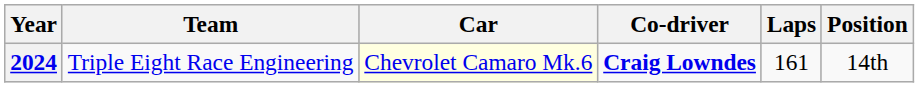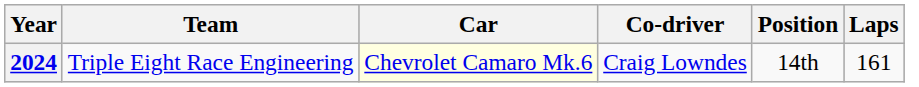columns swapped: (867, 23) <-> (792, 23)
(680, 62) bold -> (675, 62) normal
